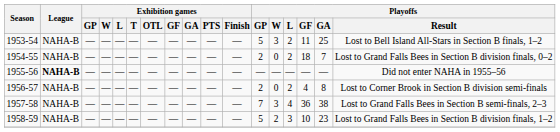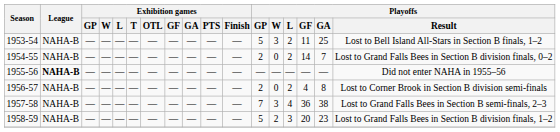(306, 57) 18 -> (306, 57) 14
(306, 119) 10 -> (306, 119) 20
